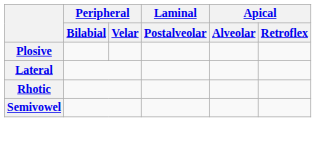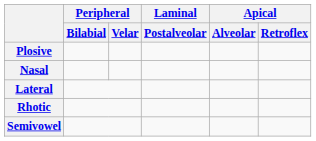+ row: (34, 70)
